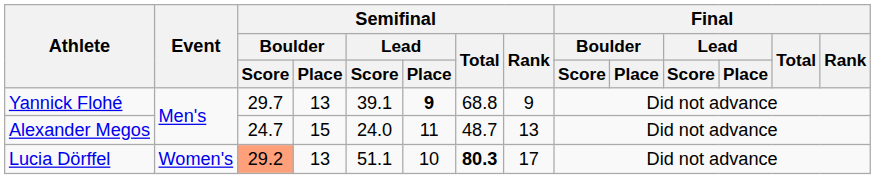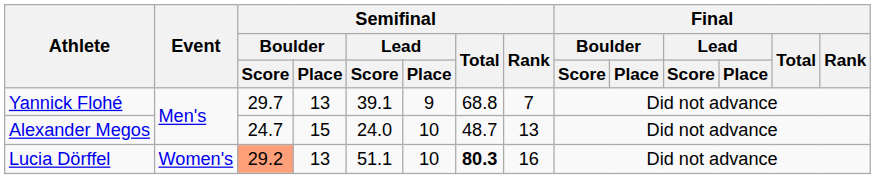(429, 102) bold -> (429, 102) normal
(529, 102) 9 -> (529, 102) 7
(429, 131) 11 -> (429, 131) 10
(529, 159) 17 -> (529, 159) 16
